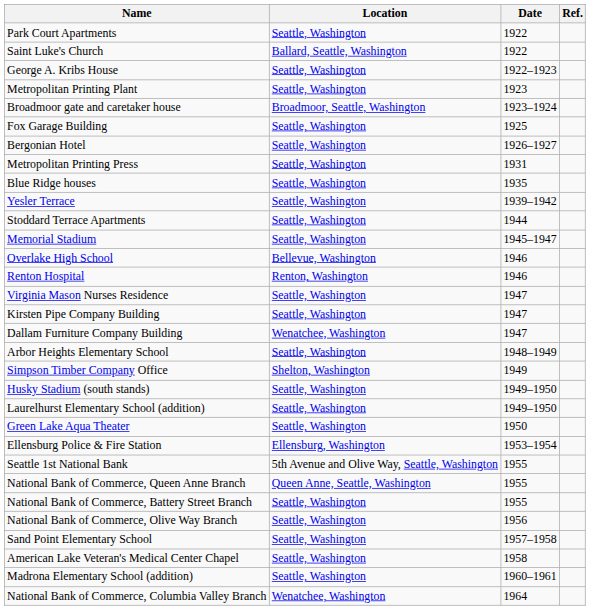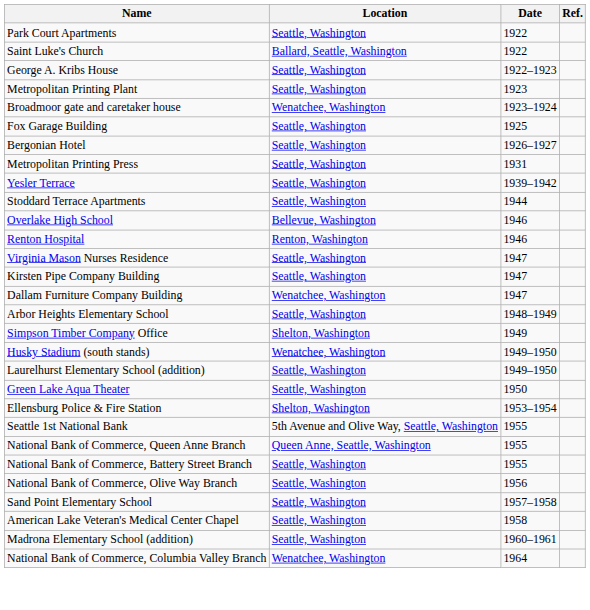(349, 107) Broadmoor, Seattle, Washington -> (329, 107) Wenatchee, Washington
- row: (51, 182)
- row: (52, 239)
(319, 389) Seattle, Washington -> (329, 351) Wenatchee, Washington
(328, 445) Ellensburg, Washington -> (321, 408) Shelton, Washington
